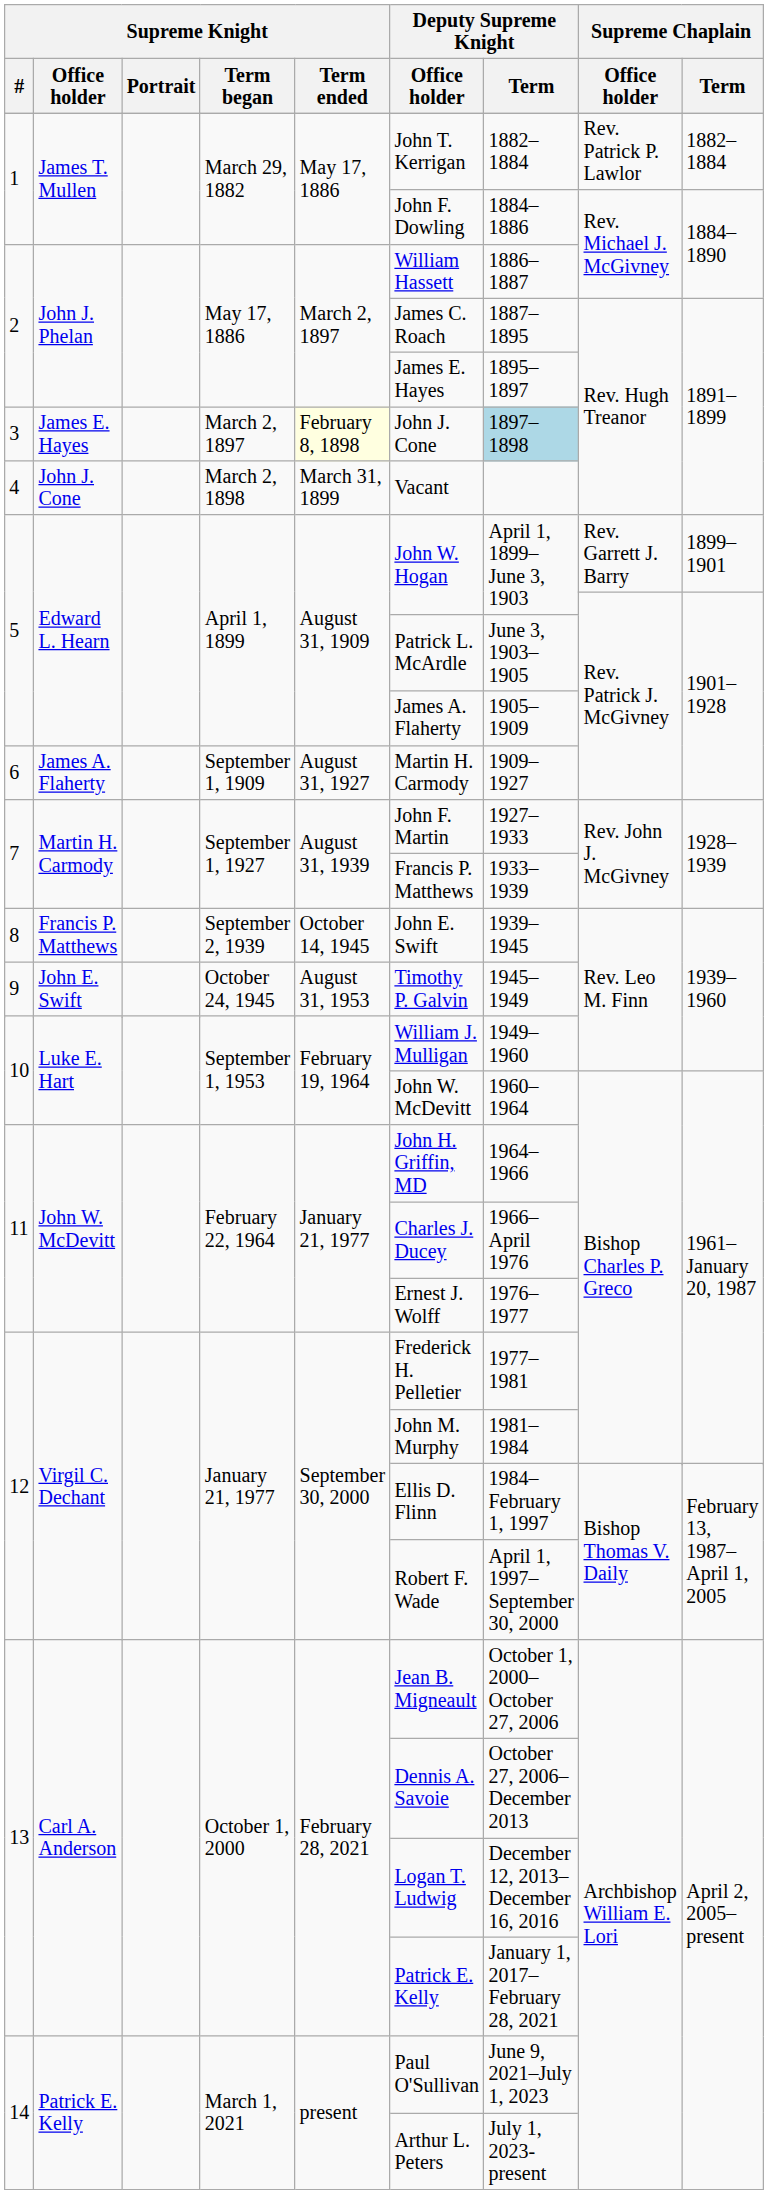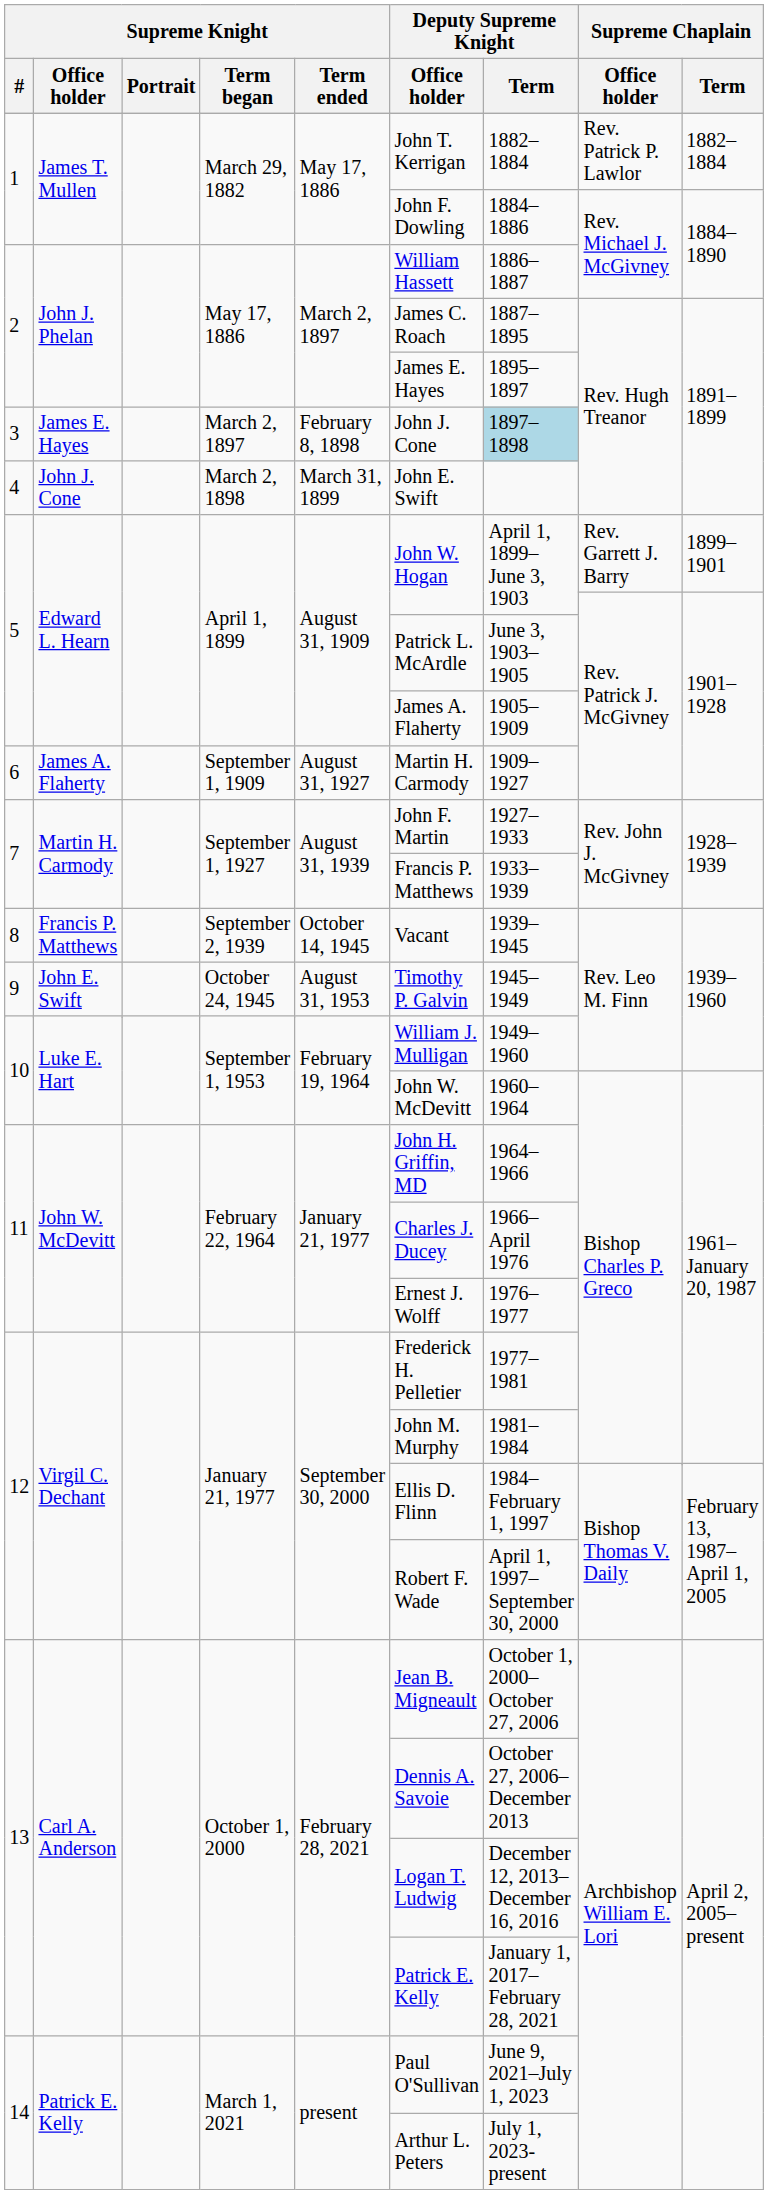(336, 433) lightyellow background -> (336, 433) no background
(422, 487) Vacant -> (424, 487) John E. Swift
(424, 934) John E. Swift -> (422, 934) Vacant
